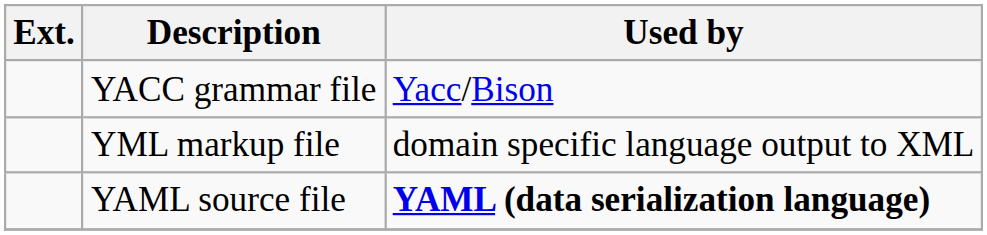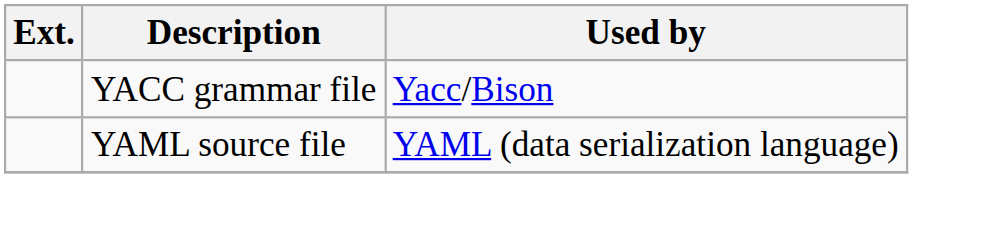- row: (216, 144)
(661, 199) bold -> (646, 144) normal
